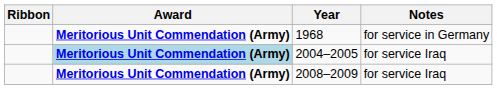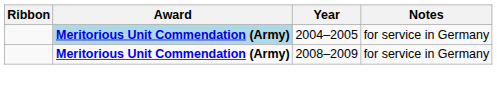- row: (309, 34)
(405, 54) for service Iraq -> (426, 34) for service in Germany
(405, 74) for service Iraq -> (426, 54) for service in Germany
